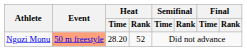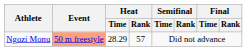(117, 39) 28.20 -> (117, 39) 28.29
(141, 39) 52 -> (141, 39) 57
